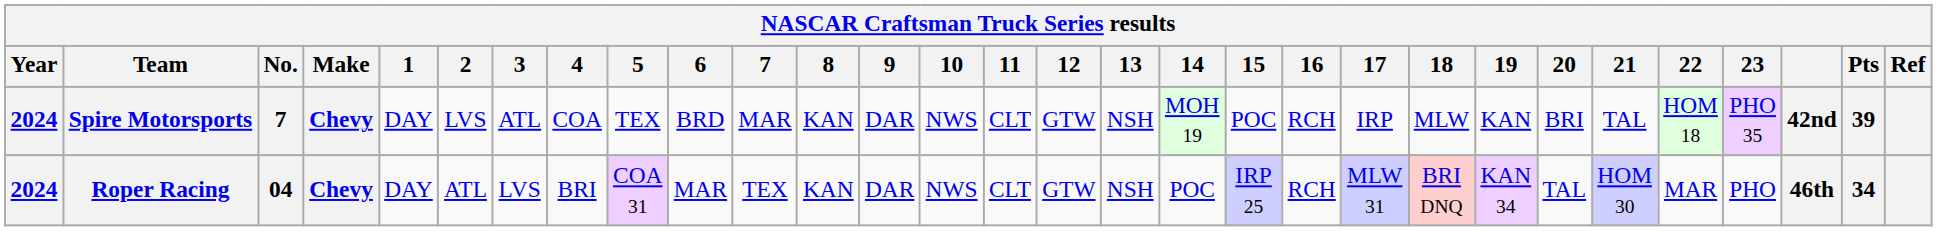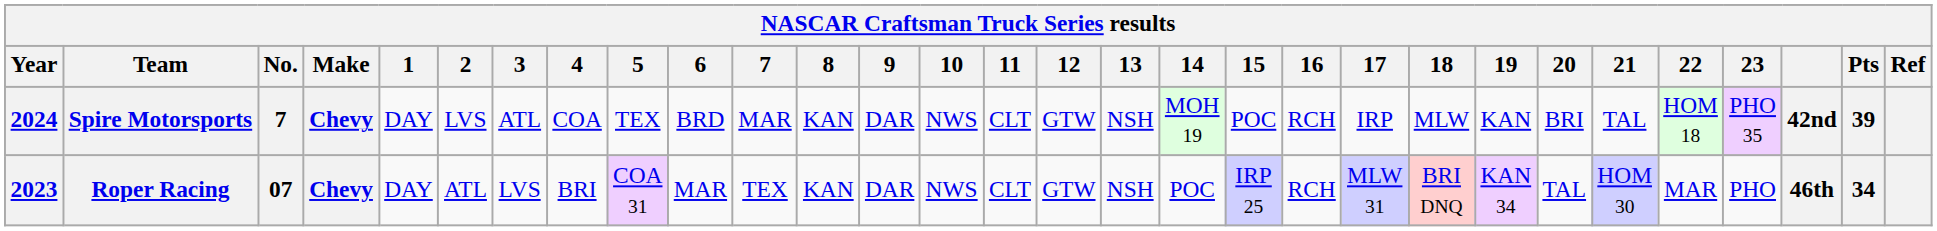(34, 190) 2024 -> (34, 190) 2023
(281, 190) 04 -> (281, 190) 07
